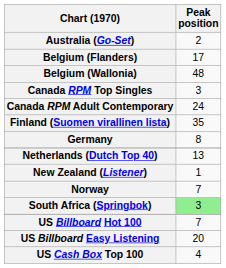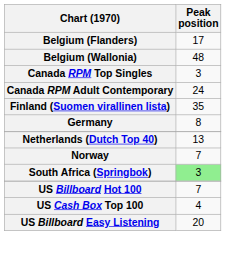- row: (90, 40)
- row: (90, 172)
rows swapped: (90, 238) <-> (90, 255)
